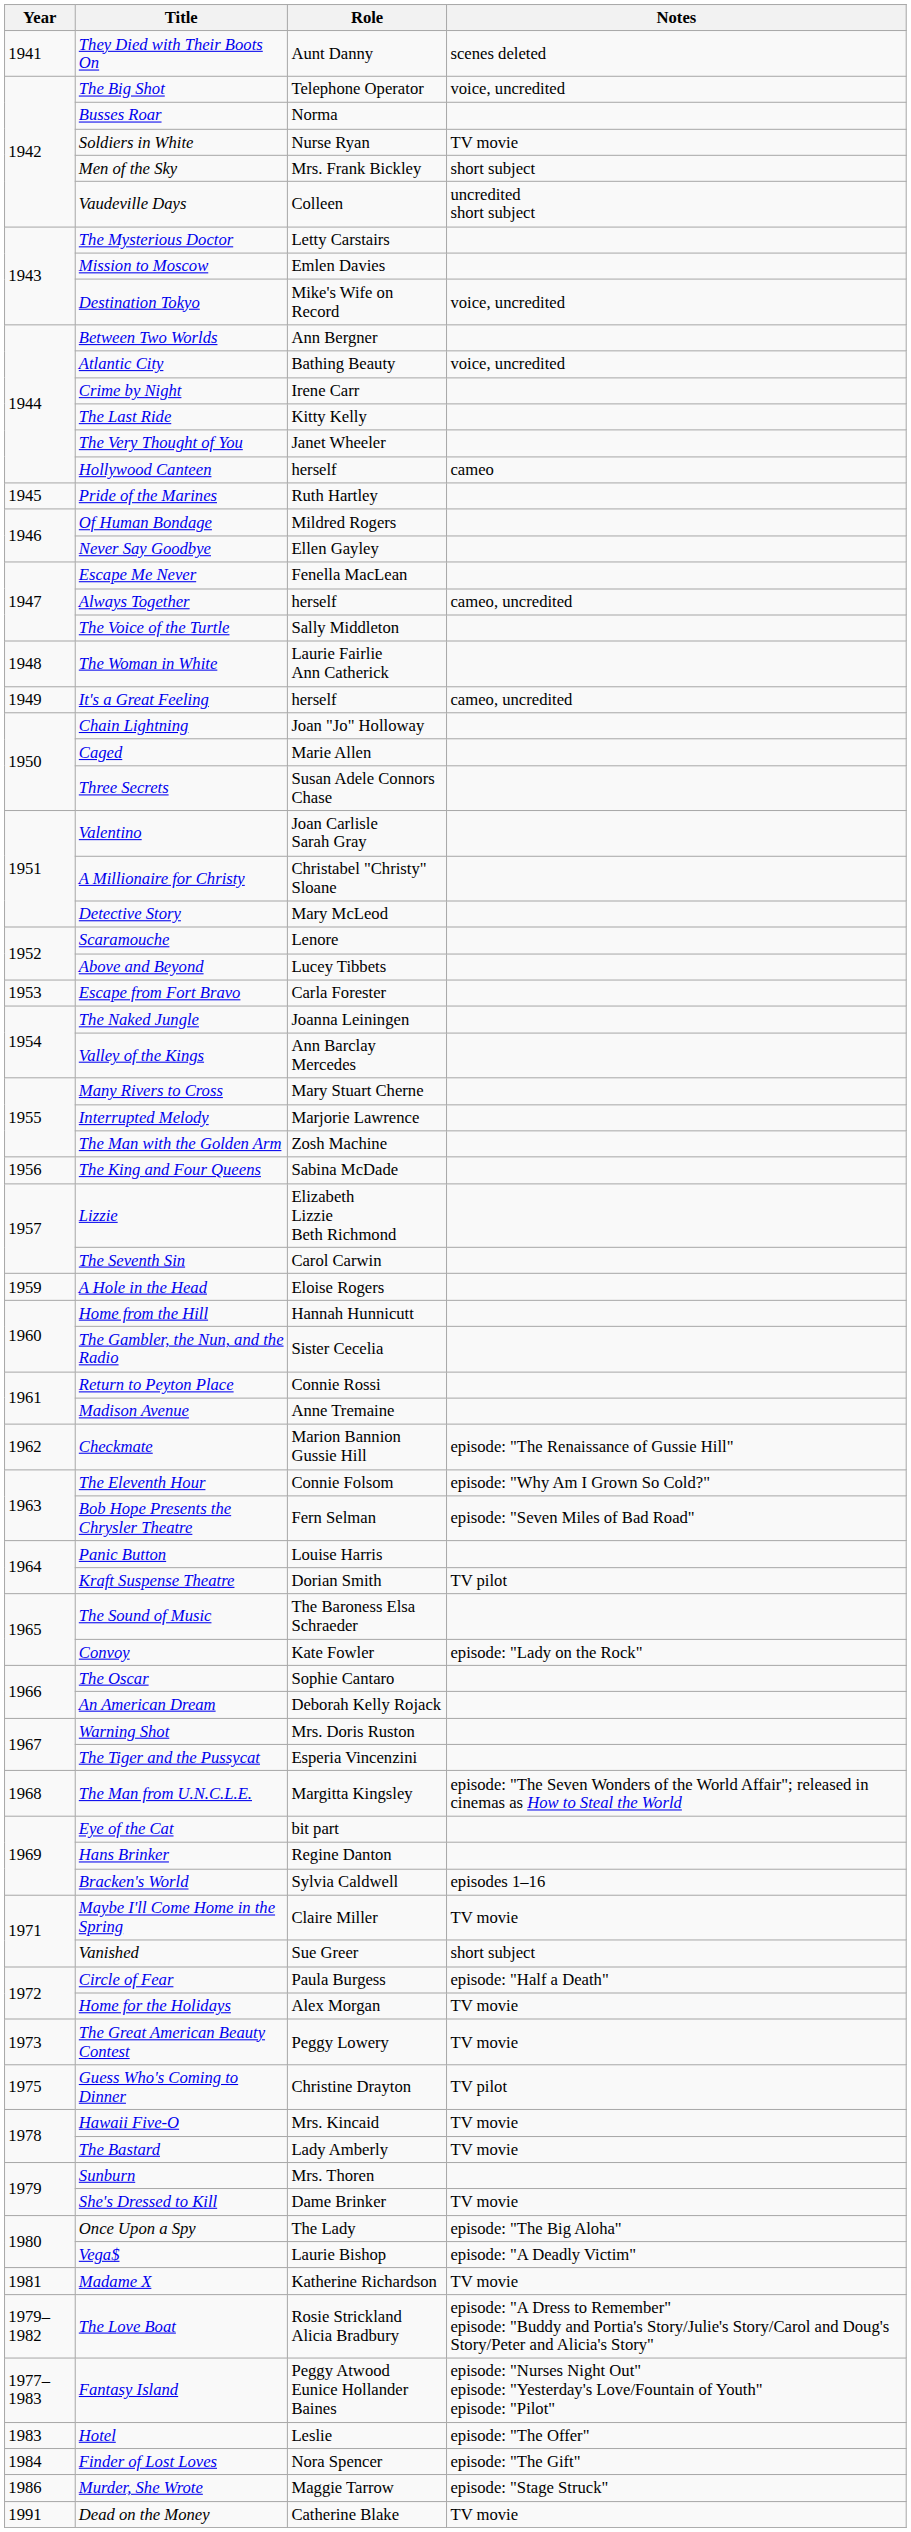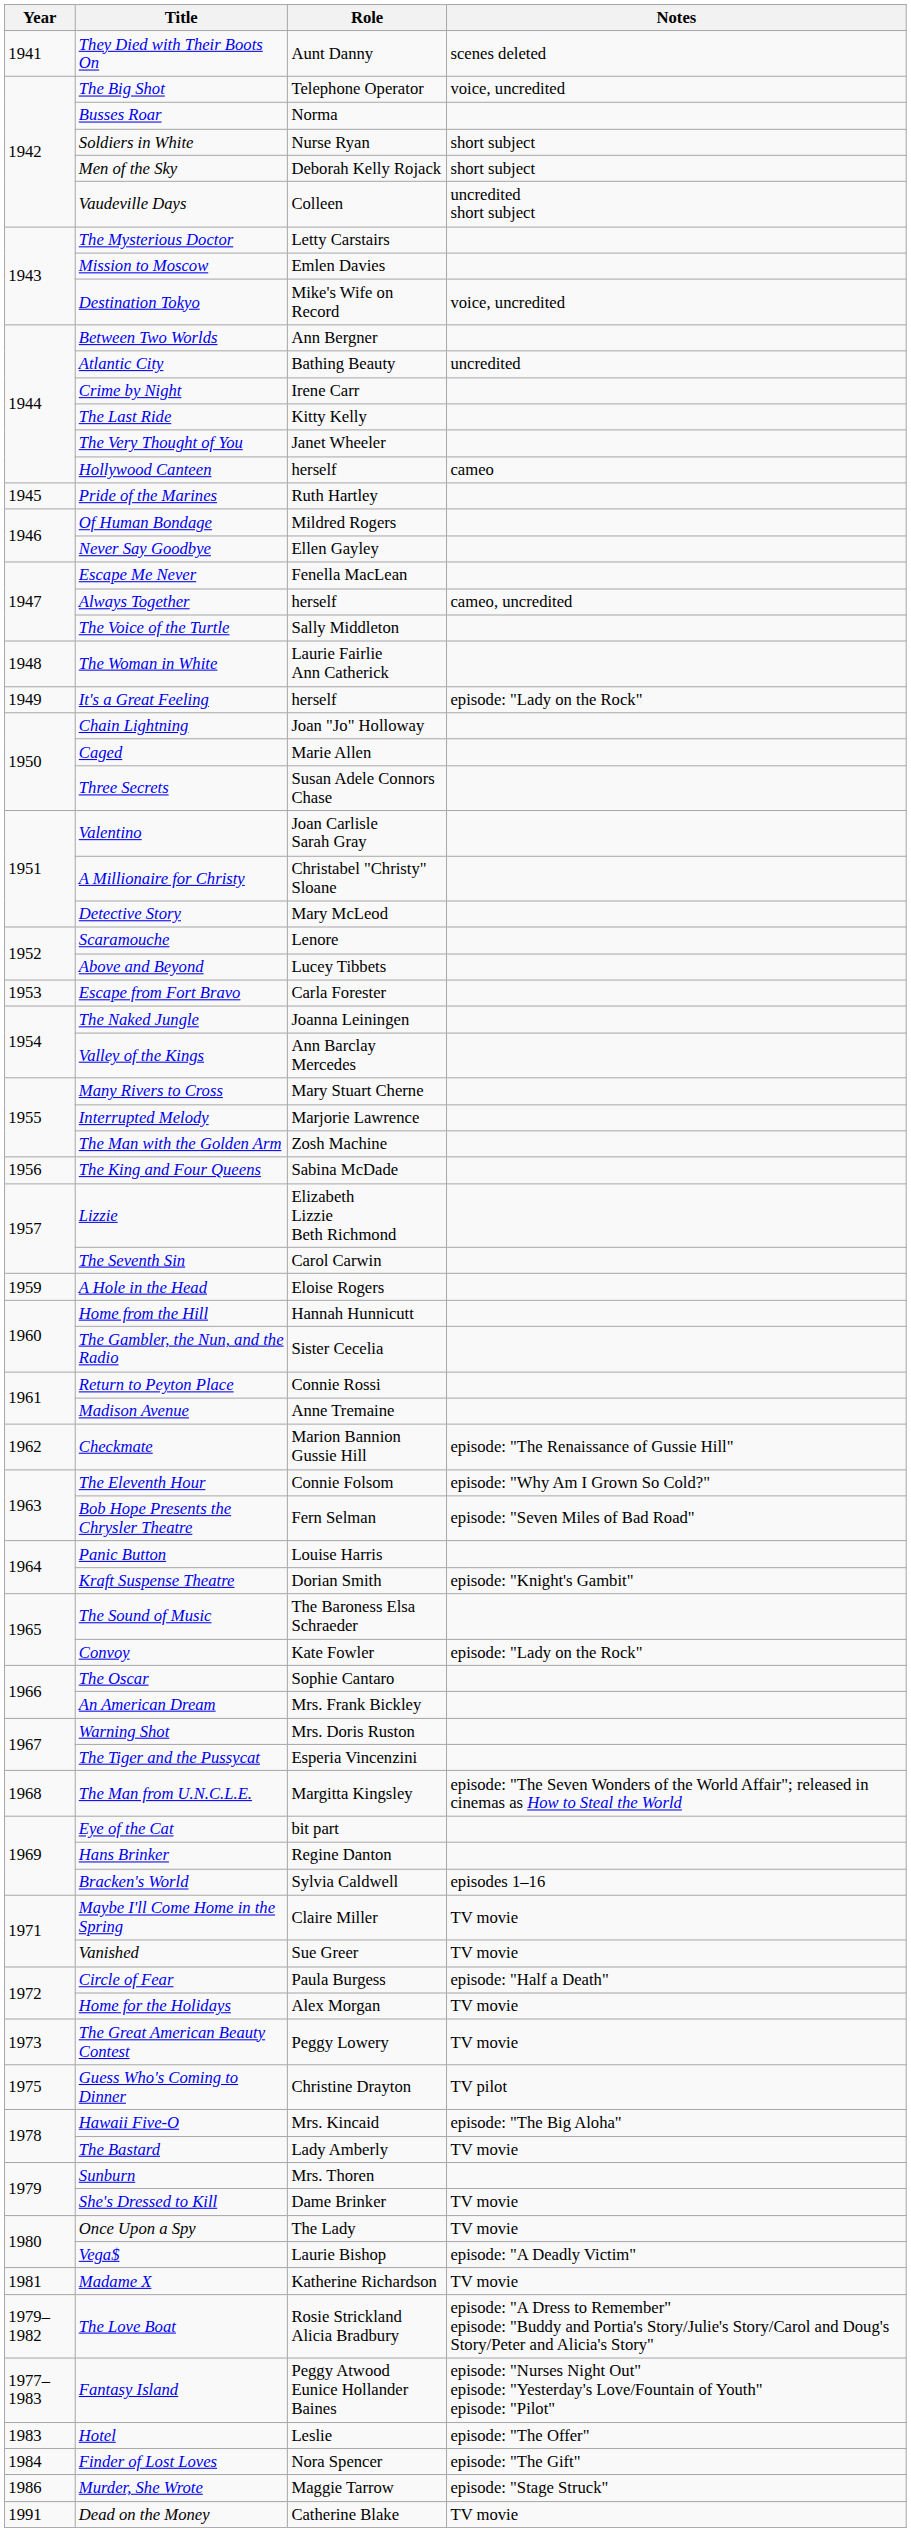(484, 141) TV movie -> (493, 141) short subject
(356, 168) Mrs. Frank Bickley -> (366, 168) Deborah Kelly Rojack
(508, 364) voice, uncredited -> (486, 364) uncredited
(511, 699) cameo, uncredited -> (546, 699) episode: "Lady on the Rock"
(479, 1580) TV pilot -> (542, 1580) episode: "Knight's Gambit"
(366, 1704) Deborah Kelly Rojack -> (356, 1704) Mrs. Frank Bickley
(493, 1953) short subject -> (484, 1953) TV movie
(484, 2122) TV movie -> (536, 2122) episode: "The Big Aloha"
(536, 2228) episode: "The Big Aloha" -> (484, 2228) TV movie
